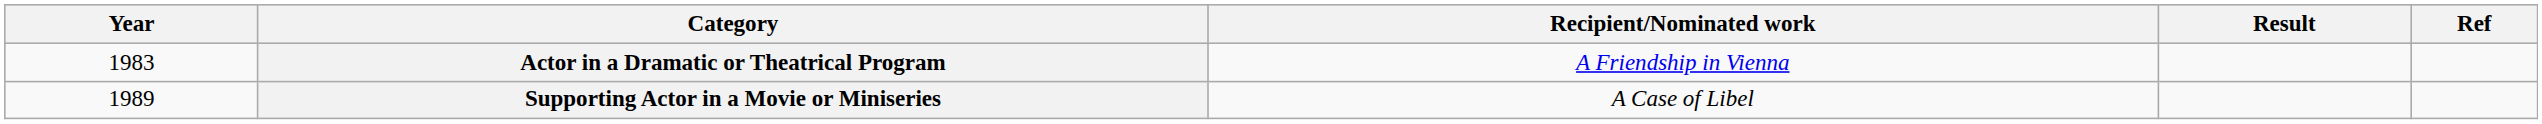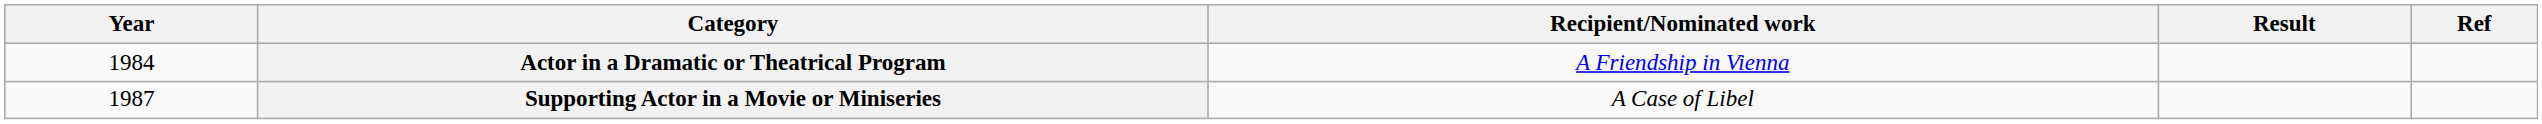(131, 61) 1983 -> (131, 61) 1984
(131, 99) 1989 -> (131, 99) 1987
